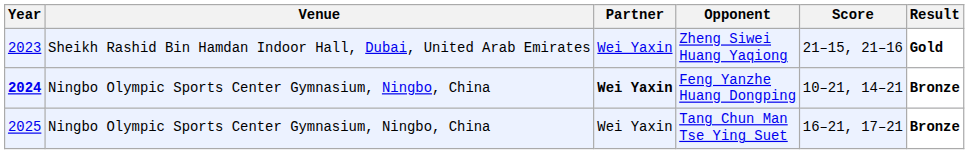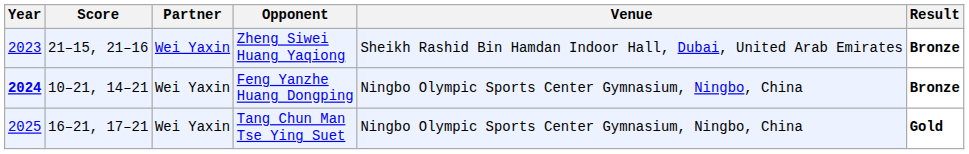columns swapped: (319, 16) <-> (853, 16)
(926, 48) Gold -> (935, 48) Bronze
(635, 88) bold -> (193, 88) normal
(935, 128) Bronze -> (926, 128) Gold
